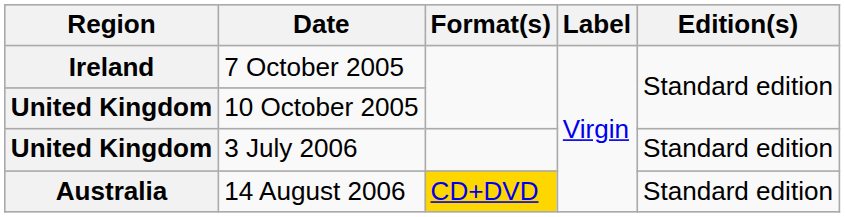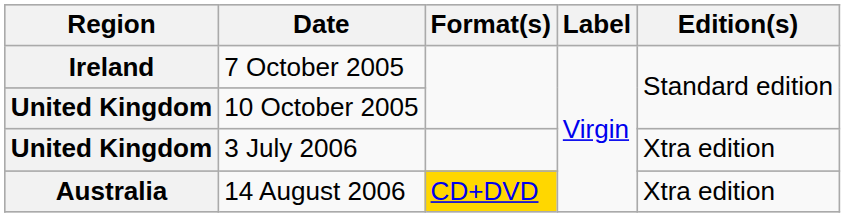(738, 149) Standard edition -> (709, 149) Xtra edition
(738, 190) Standard edition -> (709, 190) Xtra edition
